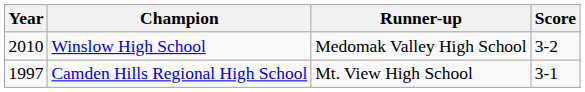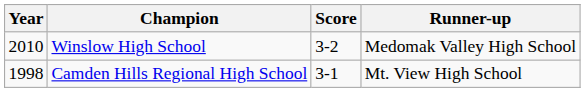columns swapped: (555, 18) <-> (421, 18)
(26, 73) 1997 -> (26, 73) 1998
